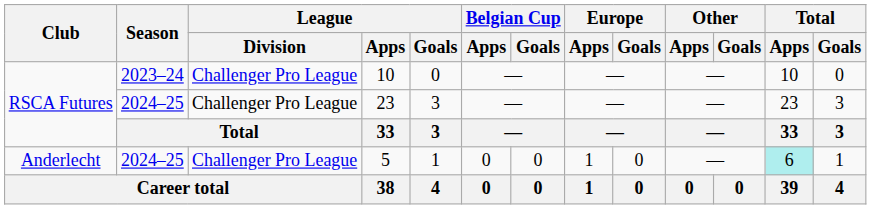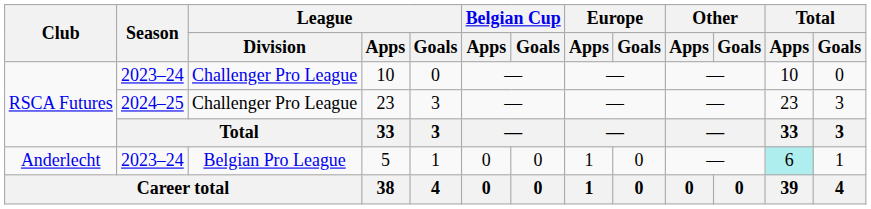(152, 160) 2024–25 -> (152, 160) 2023–24
(275, 160) Challenger Pro League -> (275, 160) Belgian Pro League
